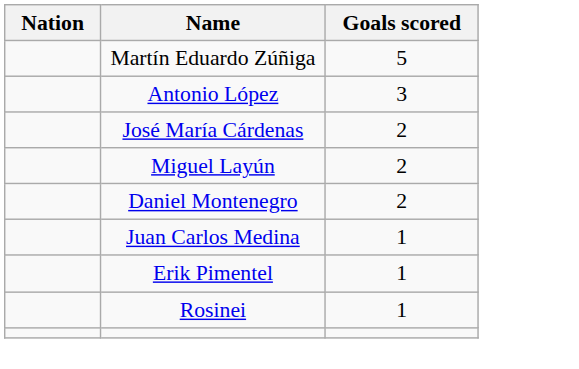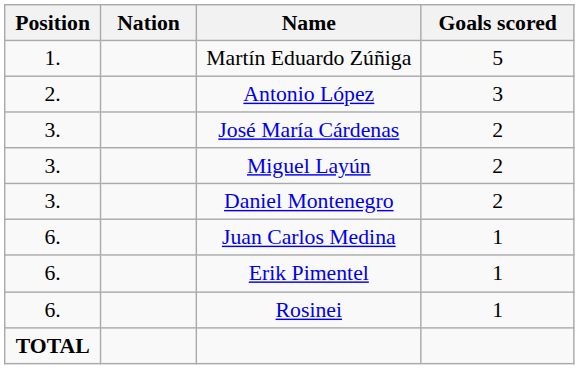+ column: (53, 22)
